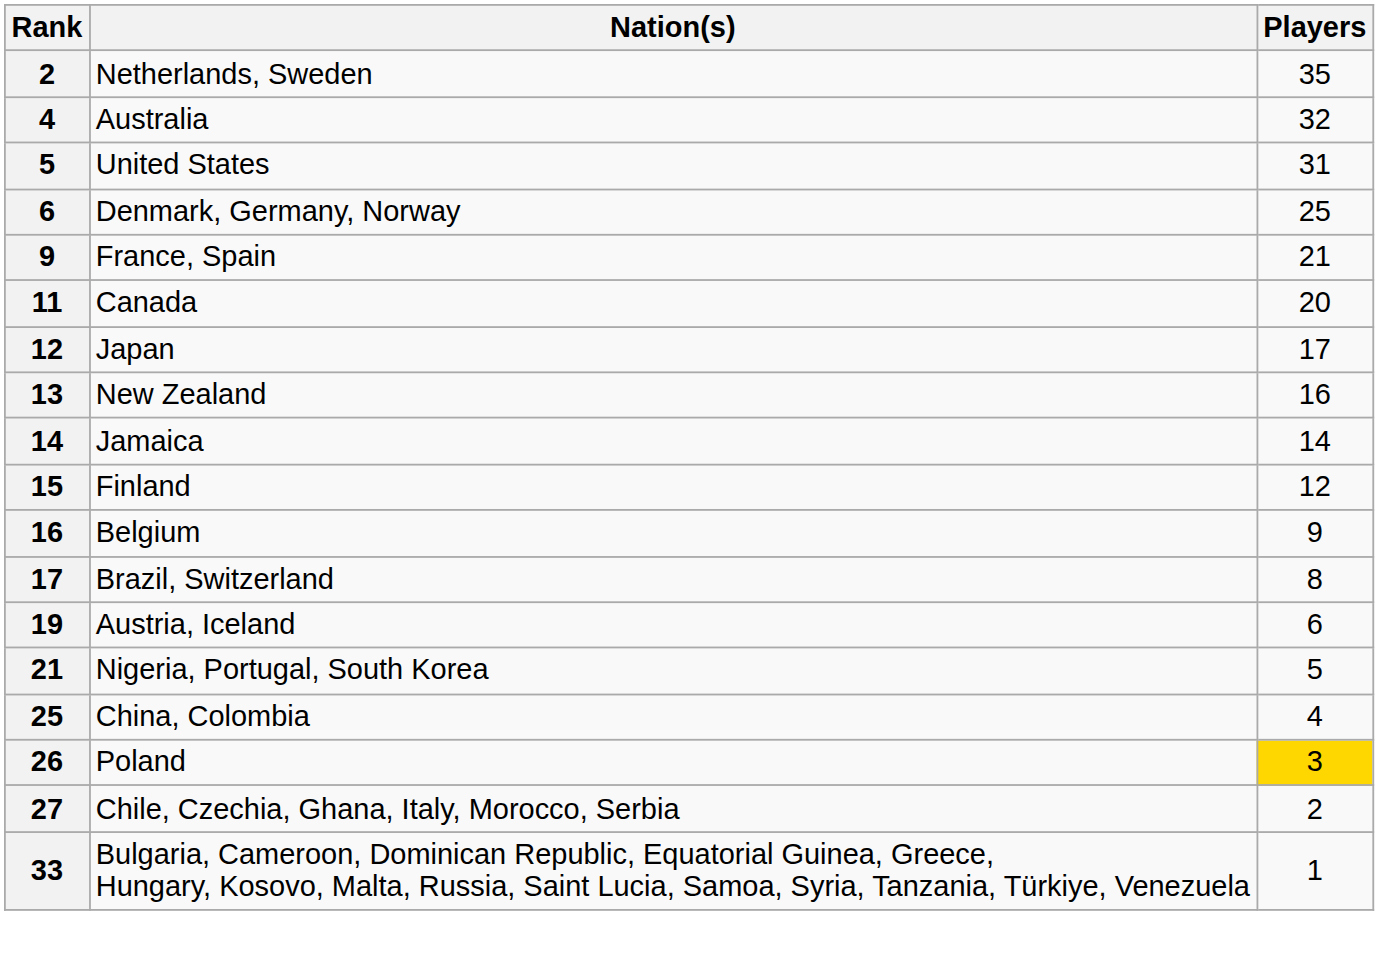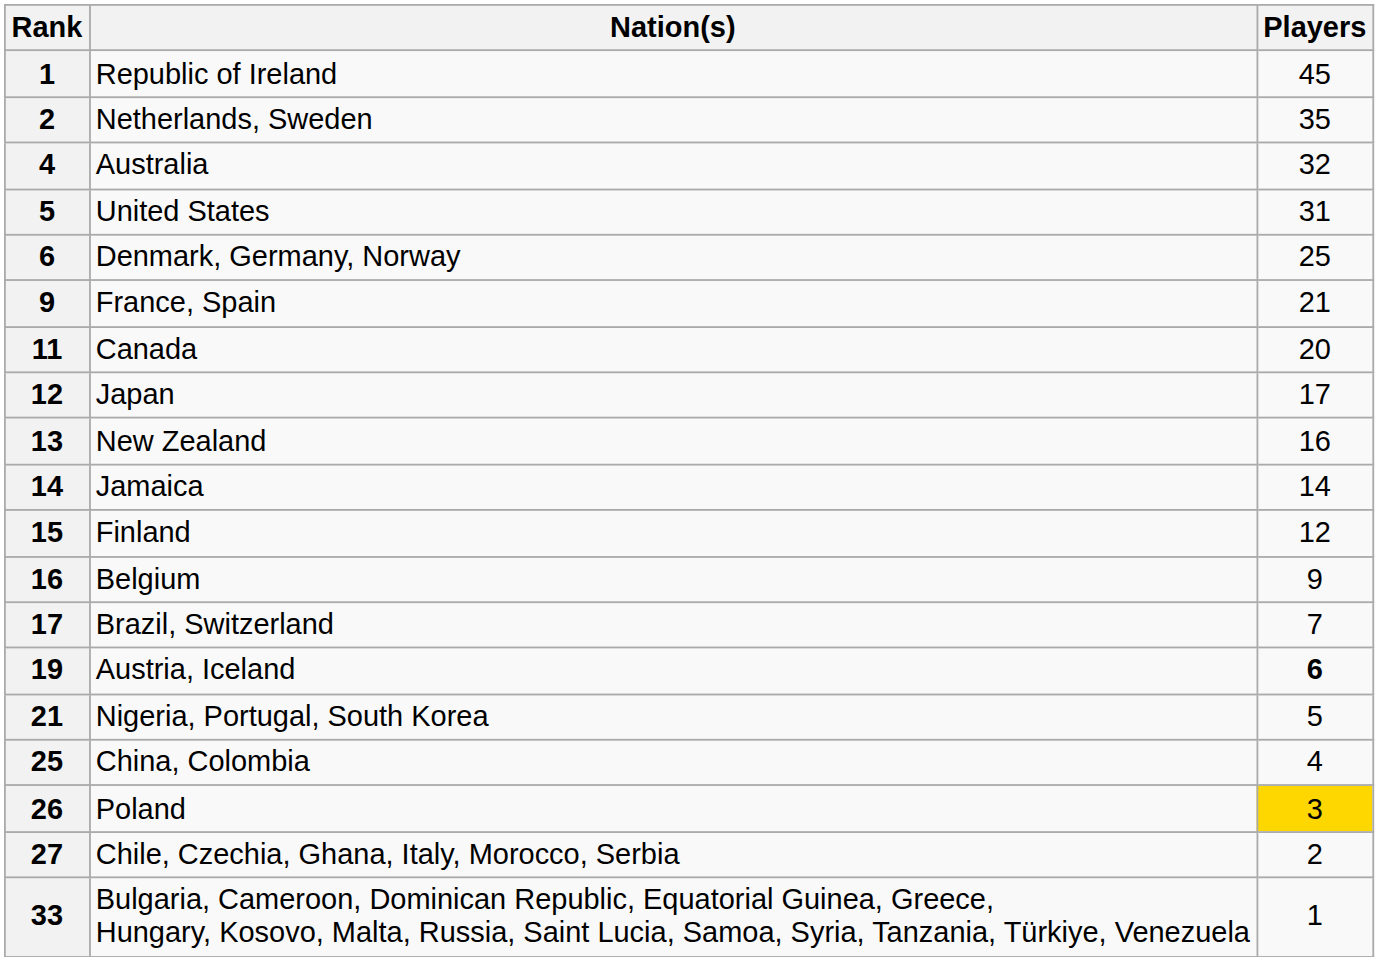+ row: (216, 73)
(1315, 578) 8 -> (1315, 624) 7
(1315, 624) normal -> (1315, 670) bold
